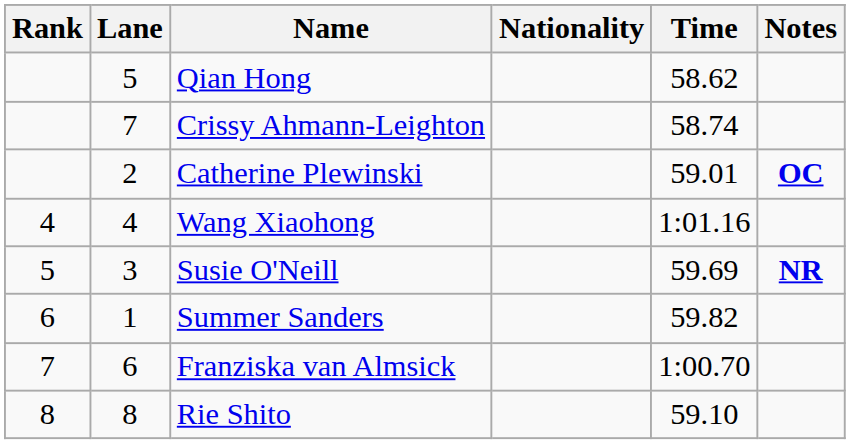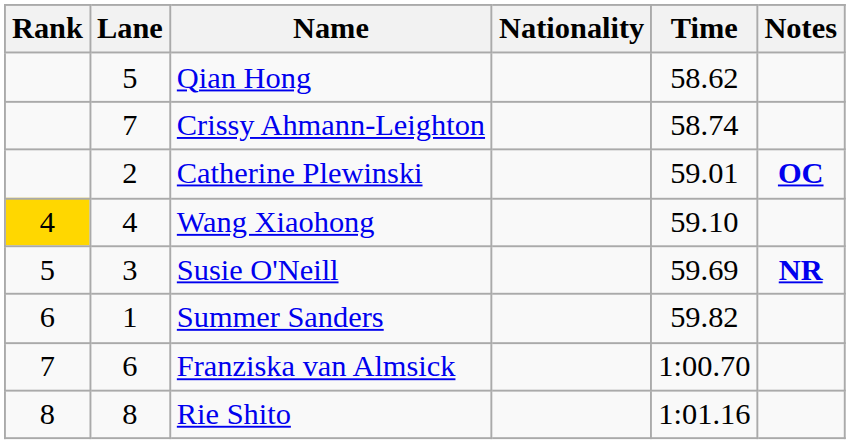(47, 221) no background -> (47, 221) gold background
(704, 221) 1:01.16 -> (704, 221) 59.10
(704, 414) 59.10 -> (704, 414) 1:01.16
